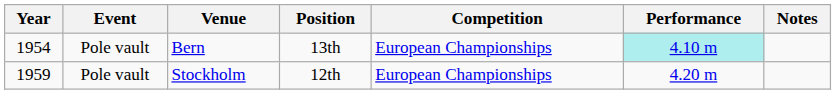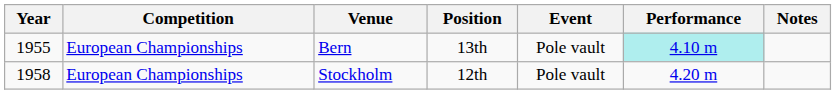columns swapped: (497, 19) <-> (115, 19)
(33, 47) 1954 -> (33, 47) 1955
(33, 75) 1959 -> (33, 75) 1958
